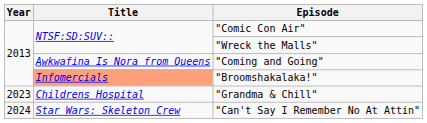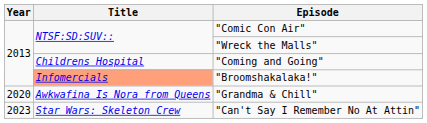(123, 61) Awkwafina Is Nora from Queens -> (90, 61) Childrens Hospital
(19, 94) 2023 -> (19, 94) 2020
(90, 94) Childrens Hospital -> (123, 94) Awkwafina Is Nora from Queens
(19, 110) 2024 -> (19, 110) 2023
